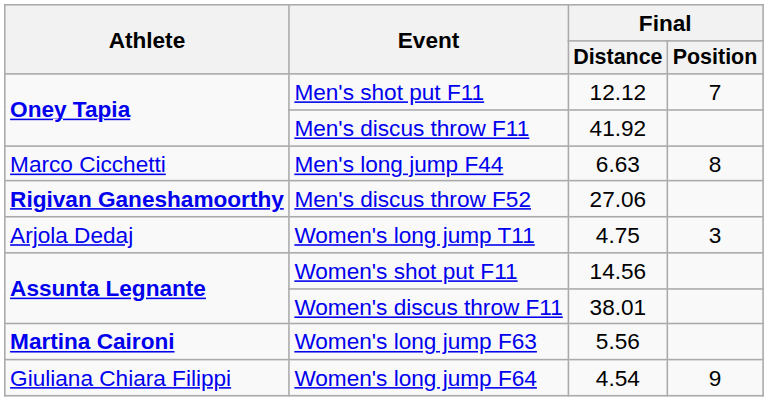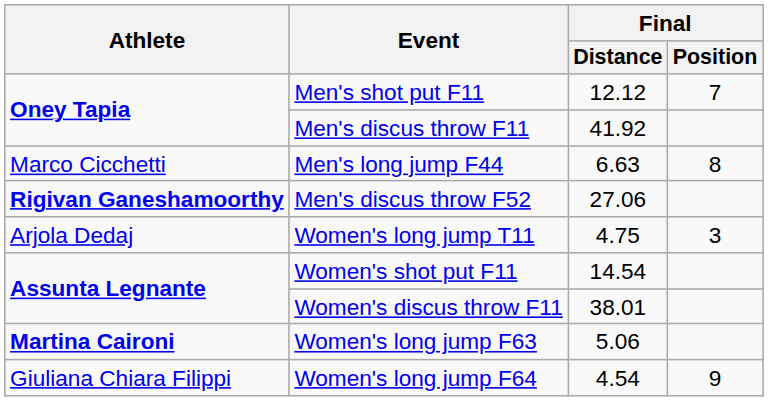(618, 271) 14.56 -> (618, 271) 14.54
(618, 342) 5.56 -> (618, 342) 5.06
